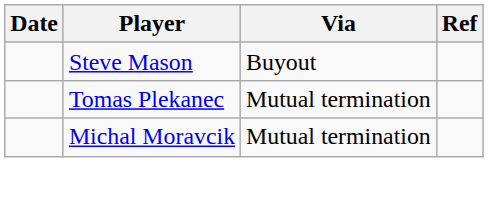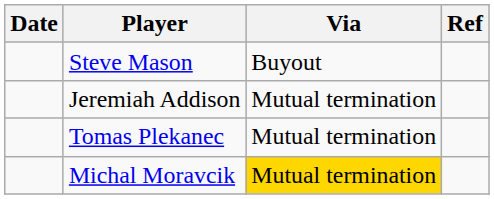+ row: (155, 99)
(338, 136) no background -> (344, 174) gold background
